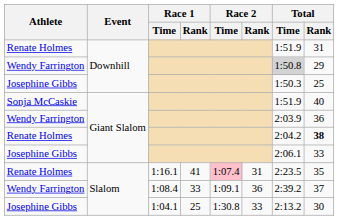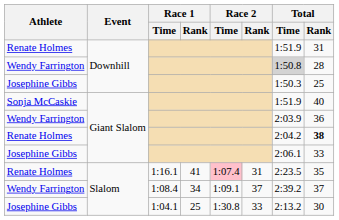(319, 66) 29 -> (319, 66) 28
(195, 189) 33 -> (195, 189) 34
(257, 189) 36 -> (257, 189) 37
